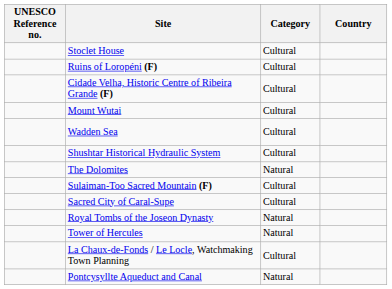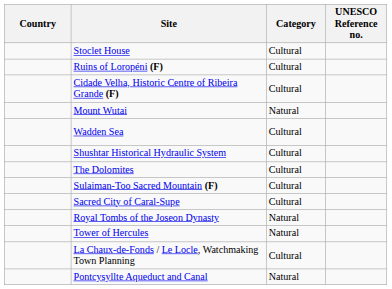columns swapped: (353, 23) <-> (35, 23)
(280, 110) Cultural -> (284, 110) Natural
(278, 169) Natural -> (285, 169) Cultural
